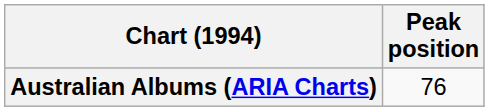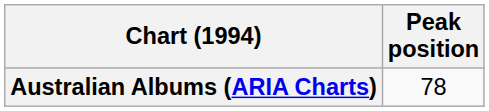(434, 86) 76 -> (434, 86) 78
